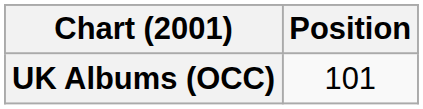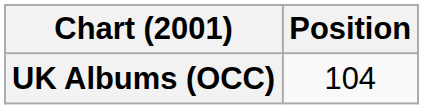(350, 77) 101 -> (350, 77) 104
